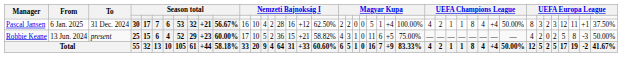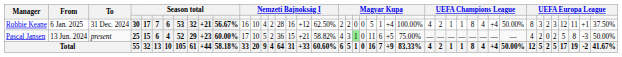(26, 25) Pascal Jansen -> (26, 25) Robbie Keane
(26, 36) Robbie Keane -> (26, 36) Pascal Jansen
(356, 36) no background -> (356, 36) lightgreen background
